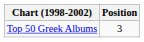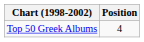(120, 28) 3 -> (120, 28) 4
